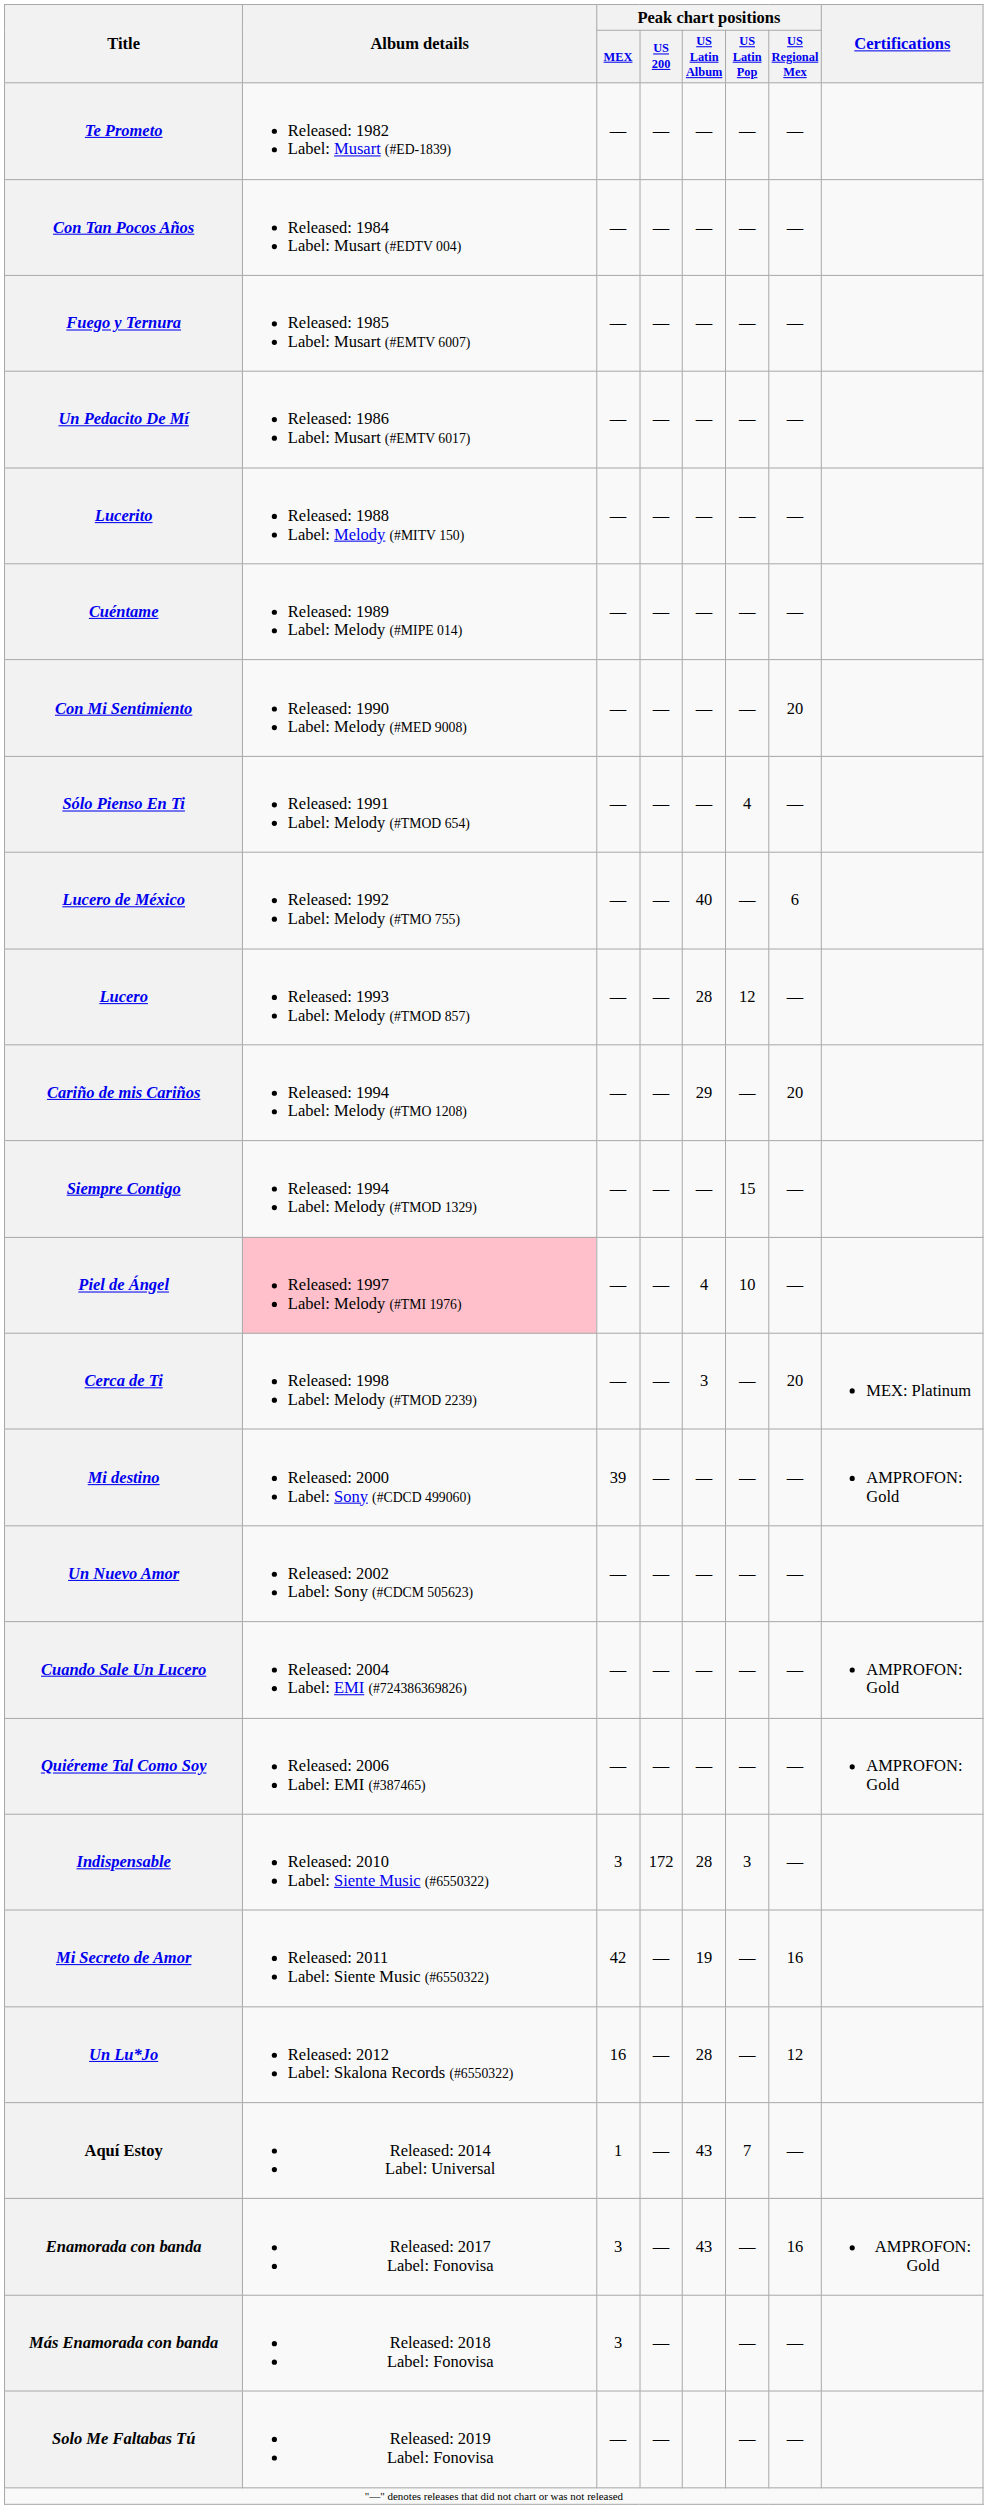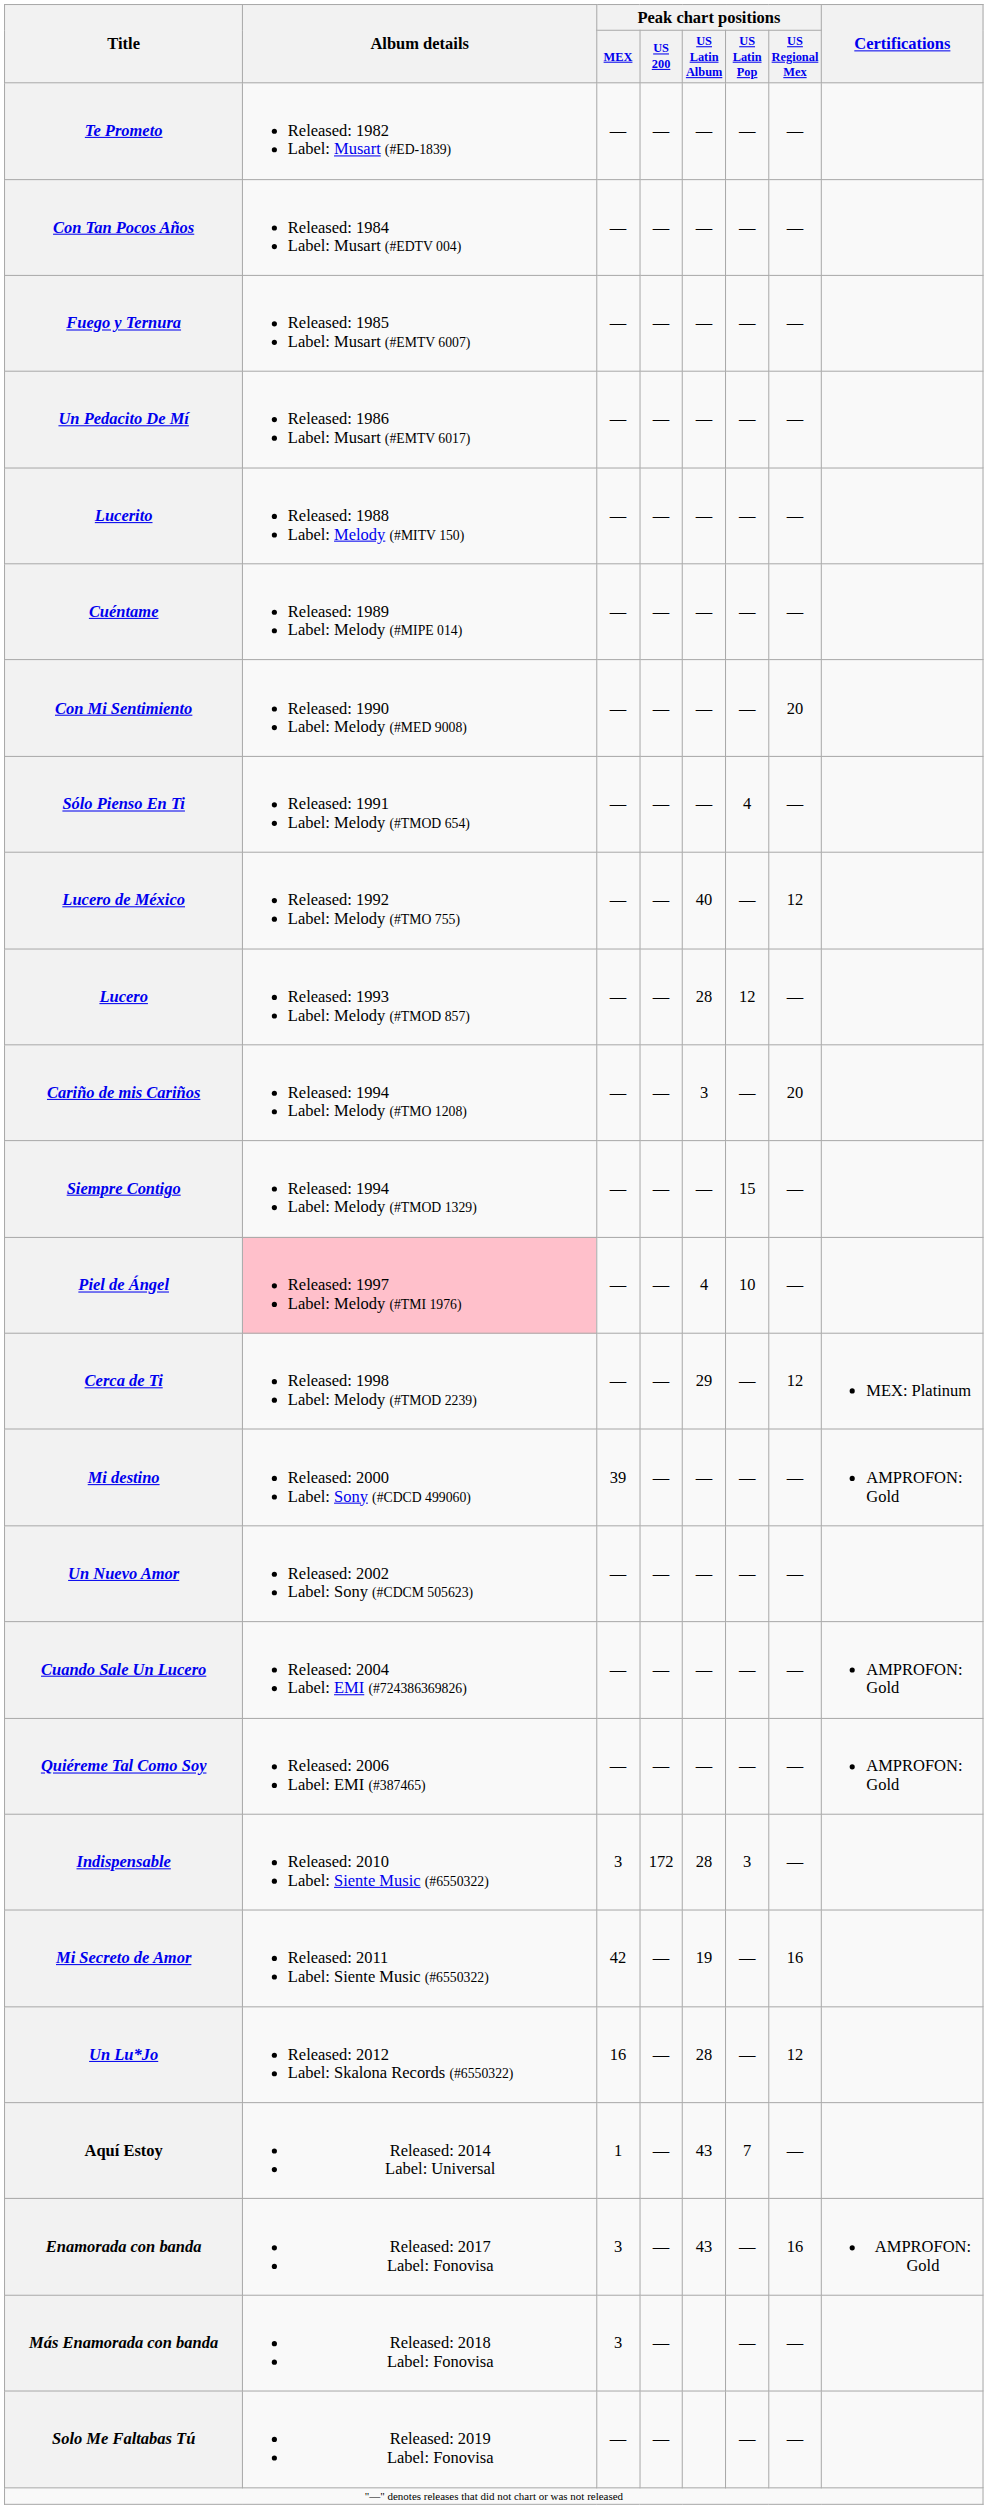(795, 900) 6 -> (795, 900) 12
(704, 1092) 29 -> (704, 1092) 3
(704, 1381) 3 -> (704, 1381) 29
(795, 1381) 20 -> (795, 1381) 12
